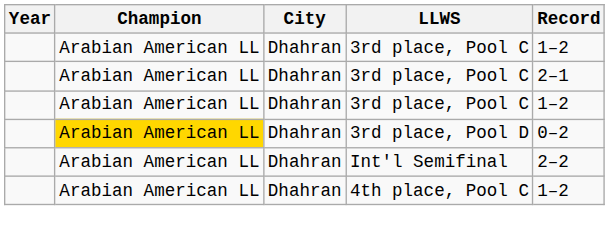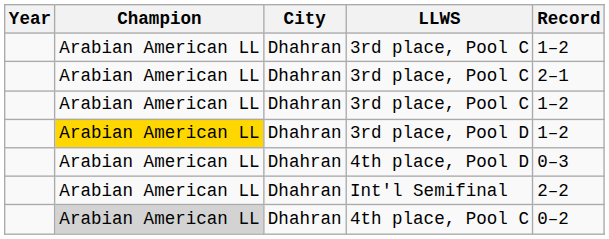(553, 133) 0–2 -> (553, 133) 1–2
+ row: (30, 162)
(159, 191) no background -> (159, 219) lightgrey background
(553, 191) 1–2 -> (553, 219) 0–2
